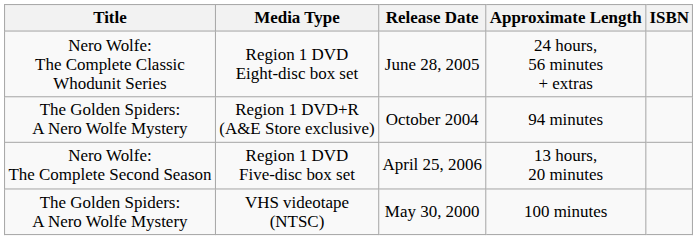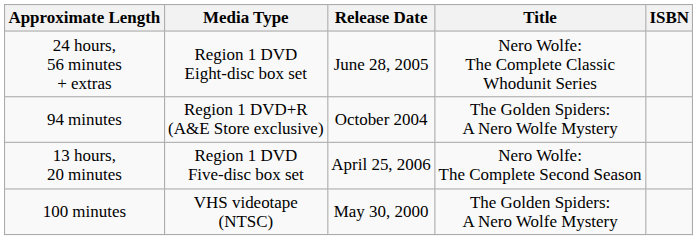columns swapped: (110, 17) <-> (566, 17)
